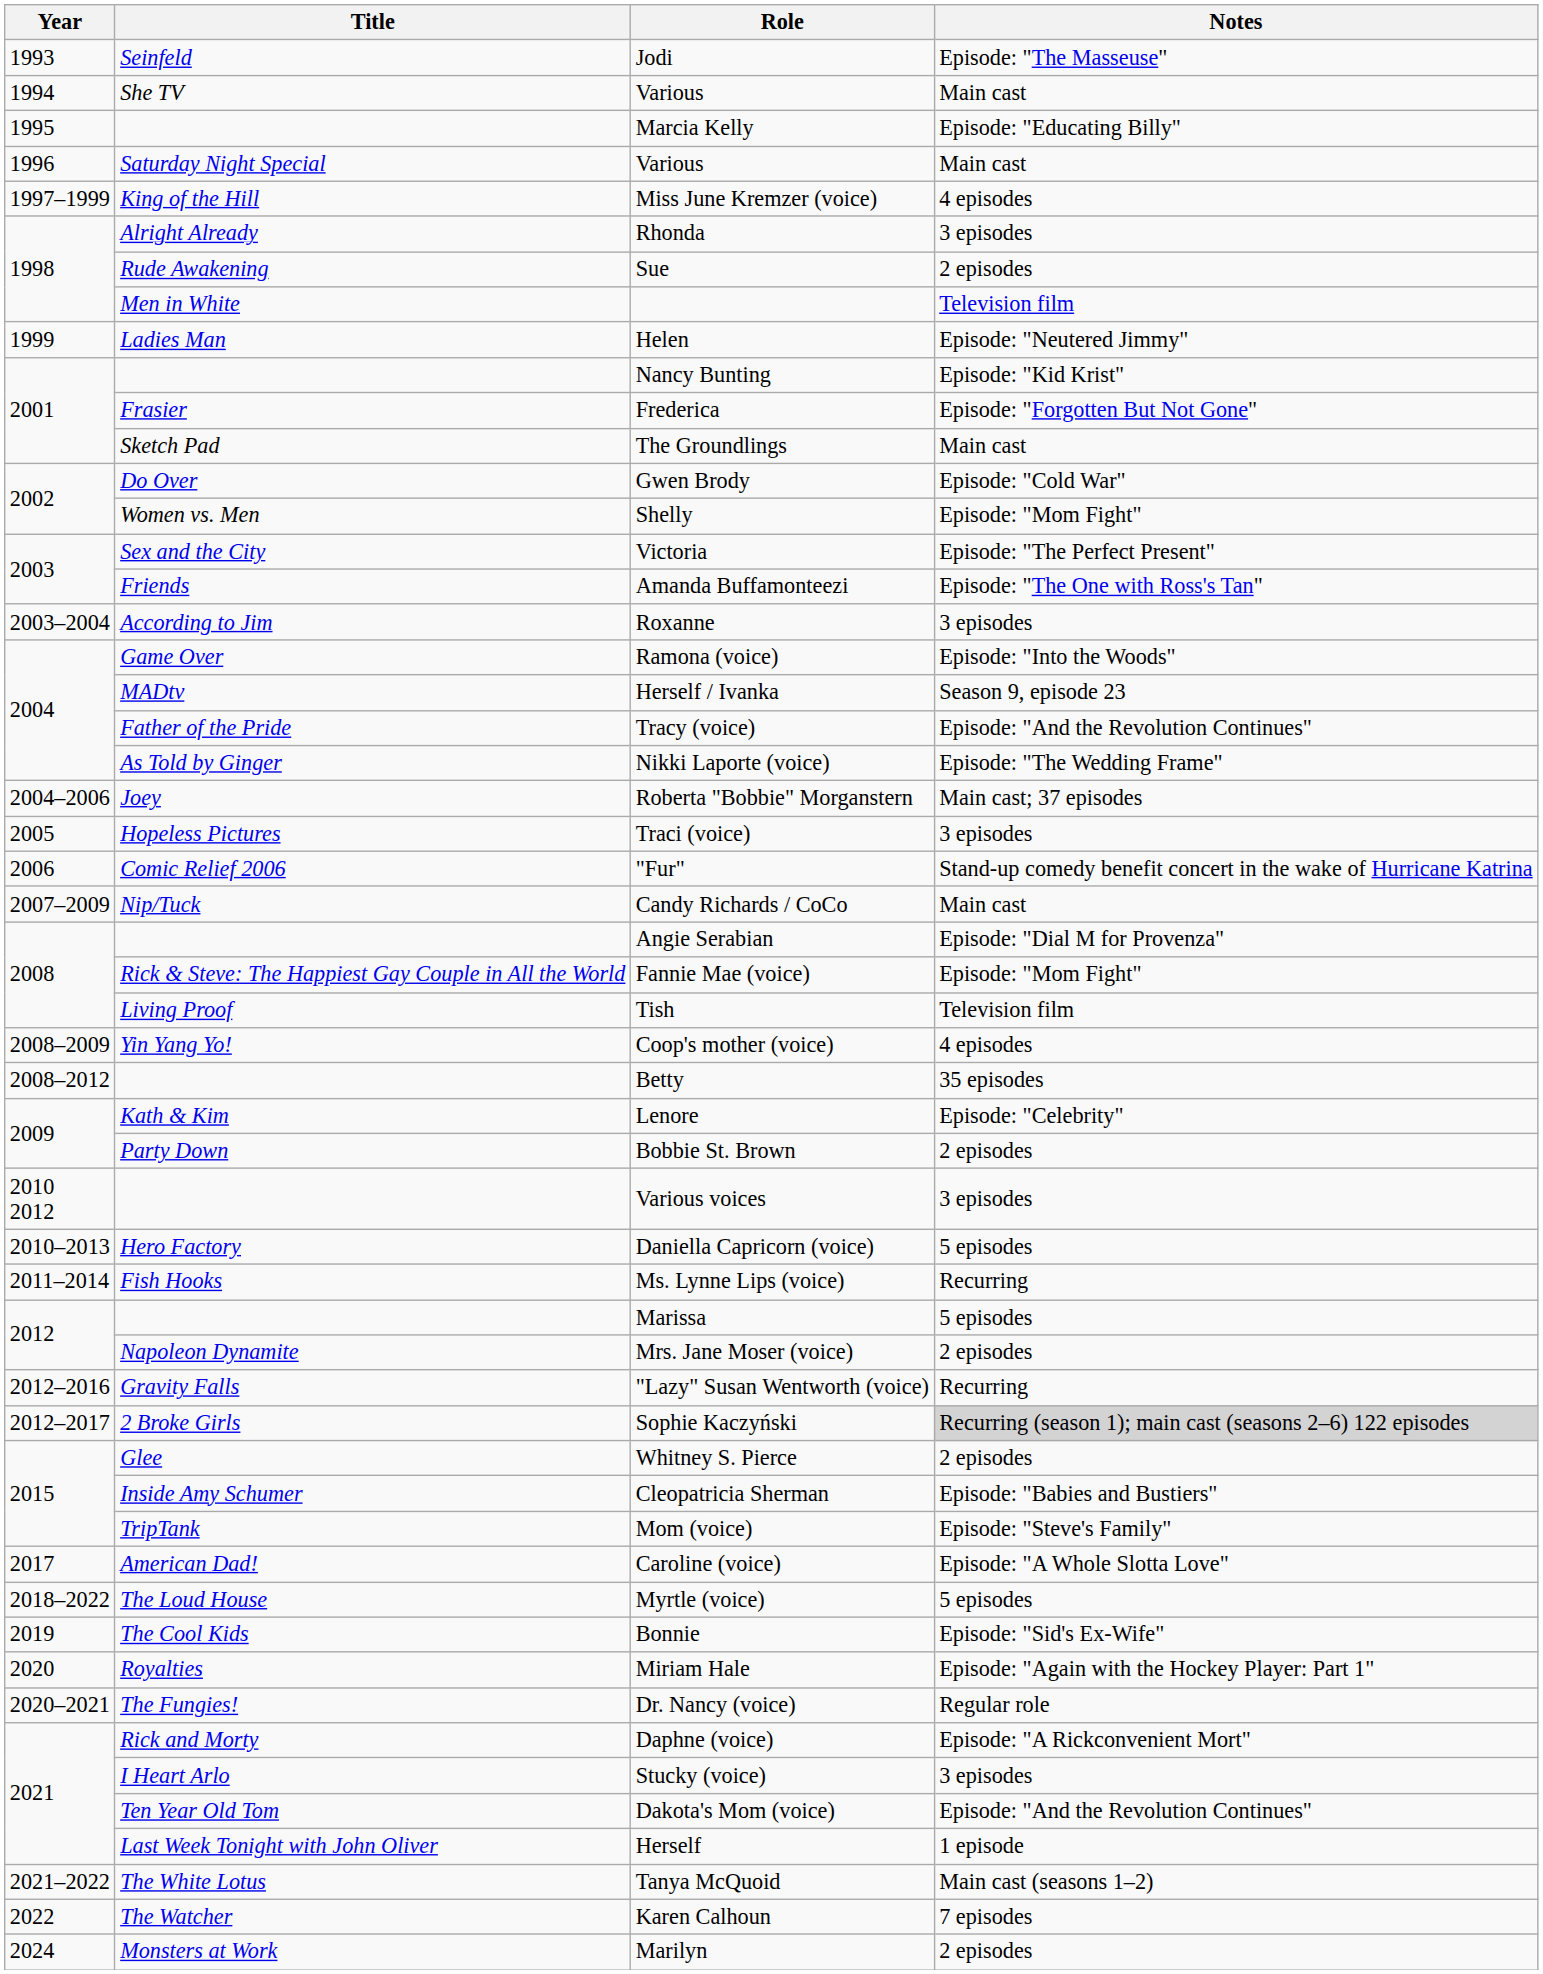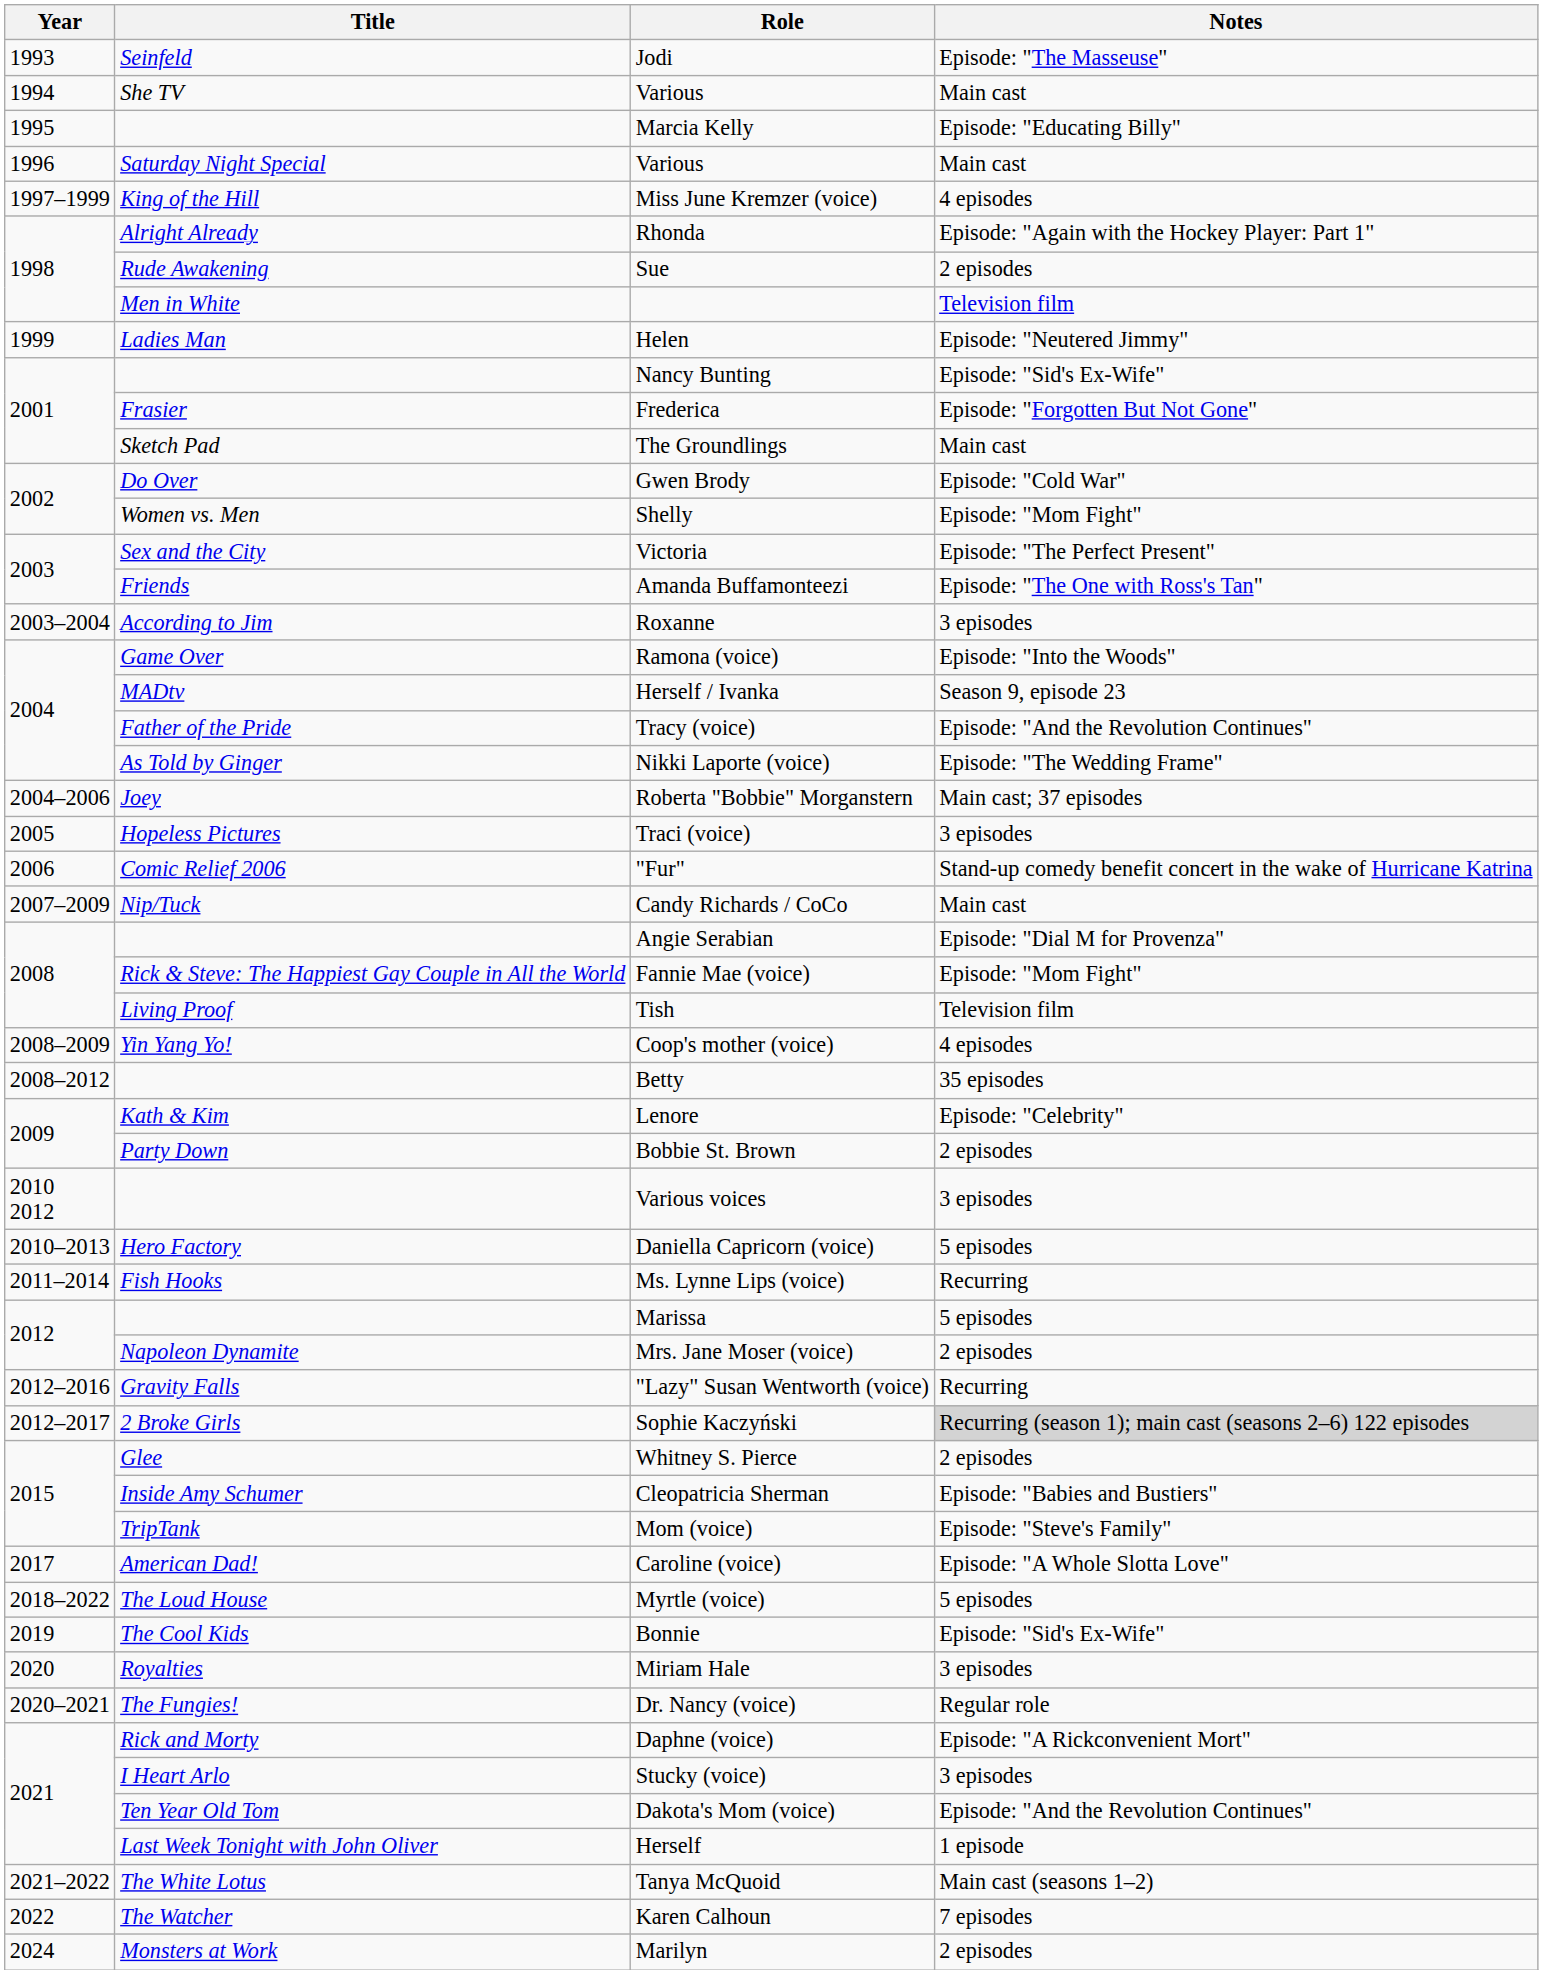(986, 233) 3 episodes -> (1157, 233) Episode: "Again with the Hockey Player: Part 1"
(1032, 374) Episode: "Kid Krist" -> (1052, 374) Episode: "Sid's Ex-Wife"
(1157, 1669) Episode: "Again with the Hockey Player: Part 1" -> (986, 1669) 3 episodes
